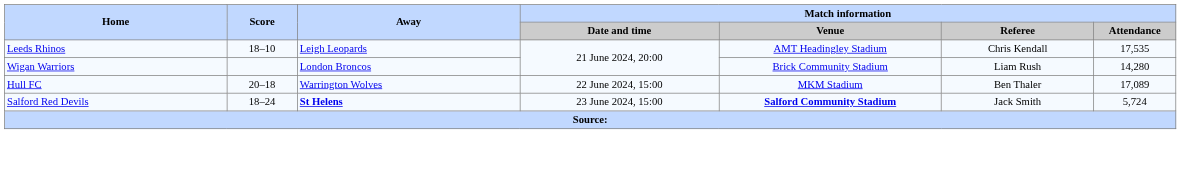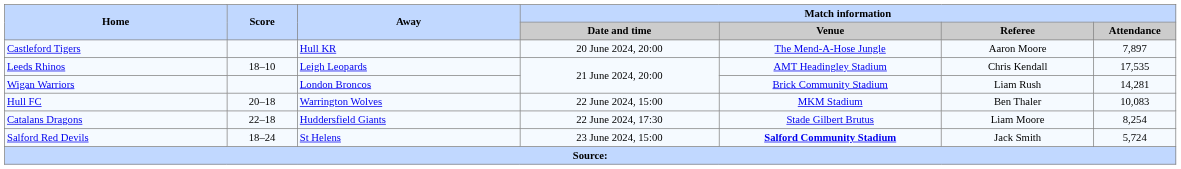+ row: (44, 48)
(1135, 66) 14,280 -> (1135, 84) 14,281
(1135, 84) 17,089 -> (1135, 102) 10,083
+ row: (45, 119)
(321, 102) bold -> (320, 137) normal
